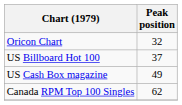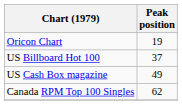(157, 41) 32 -> (157, 41) 19
